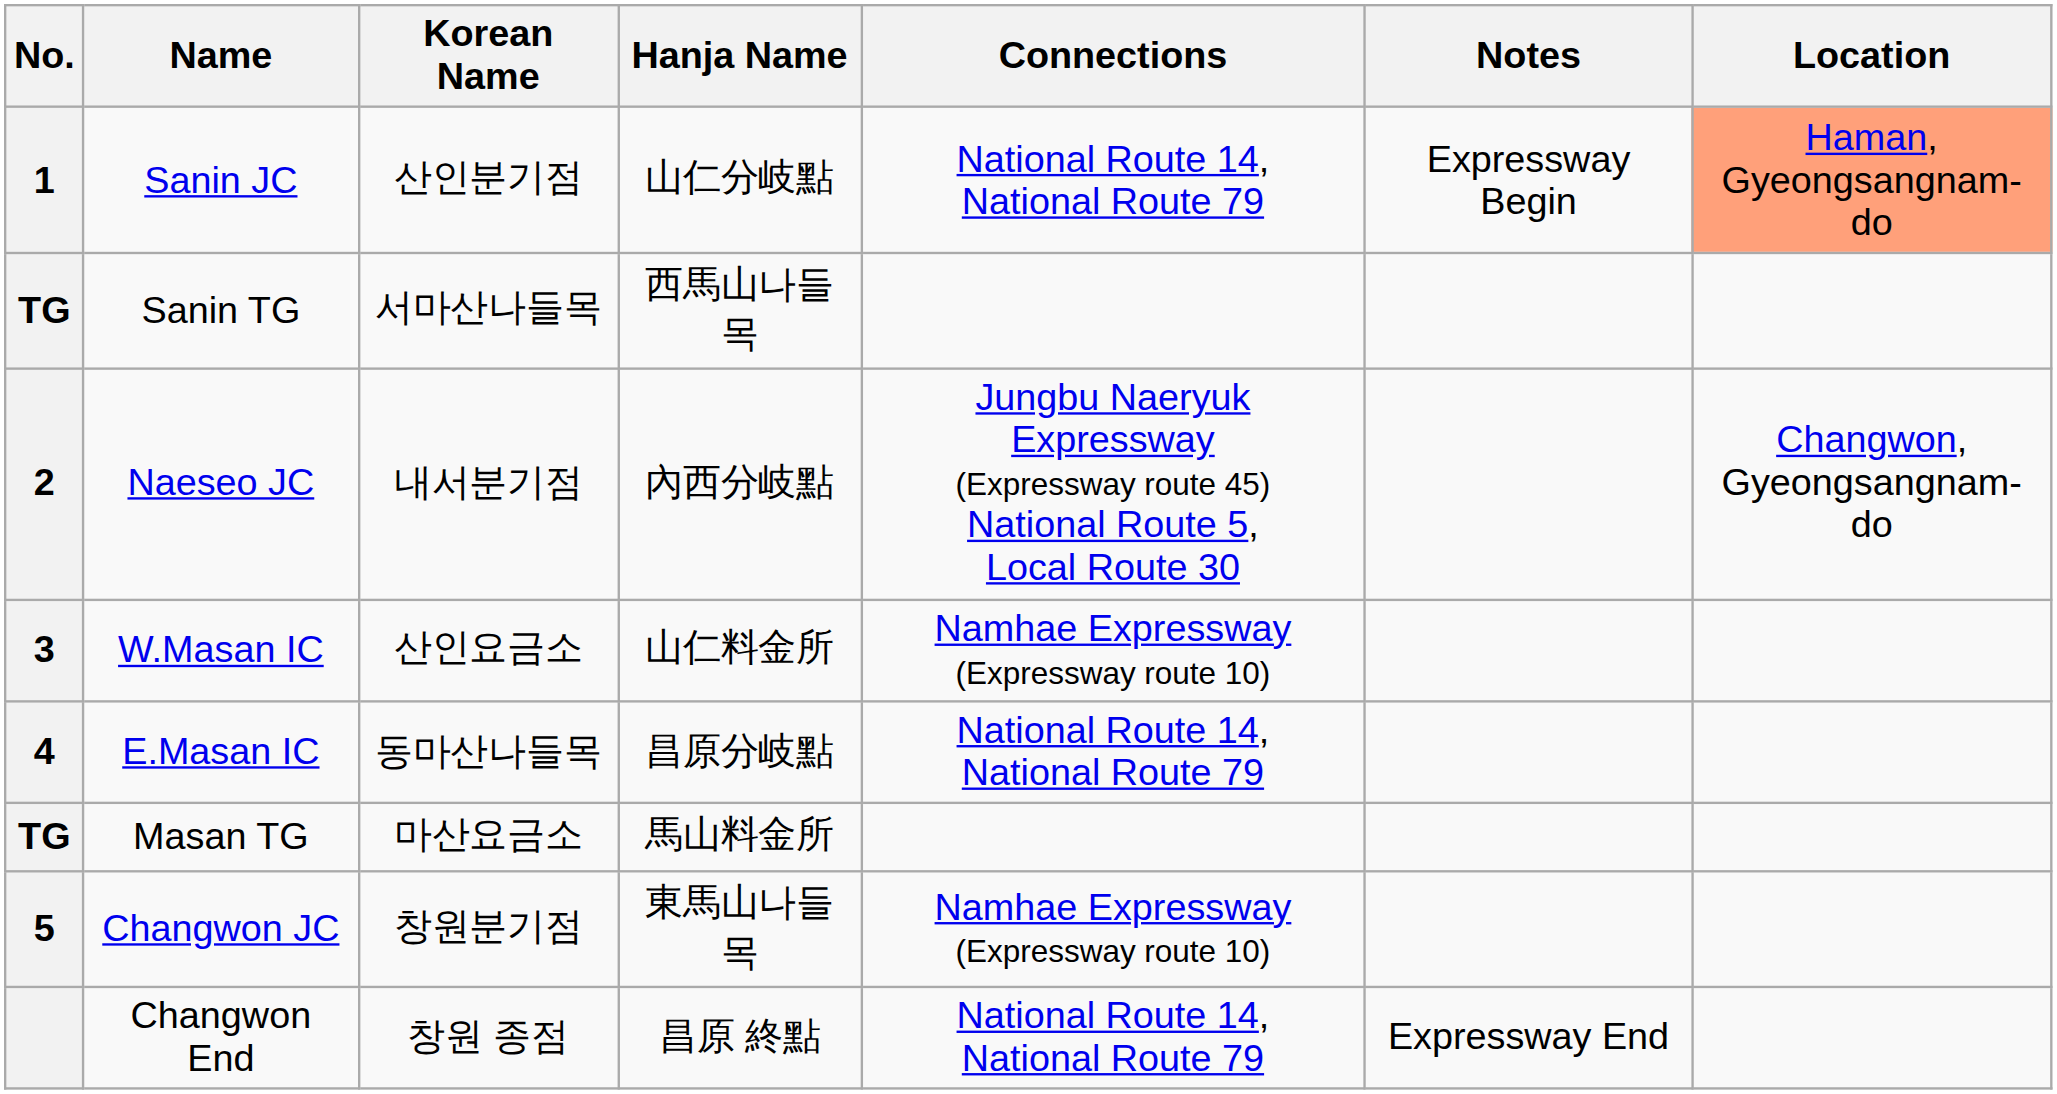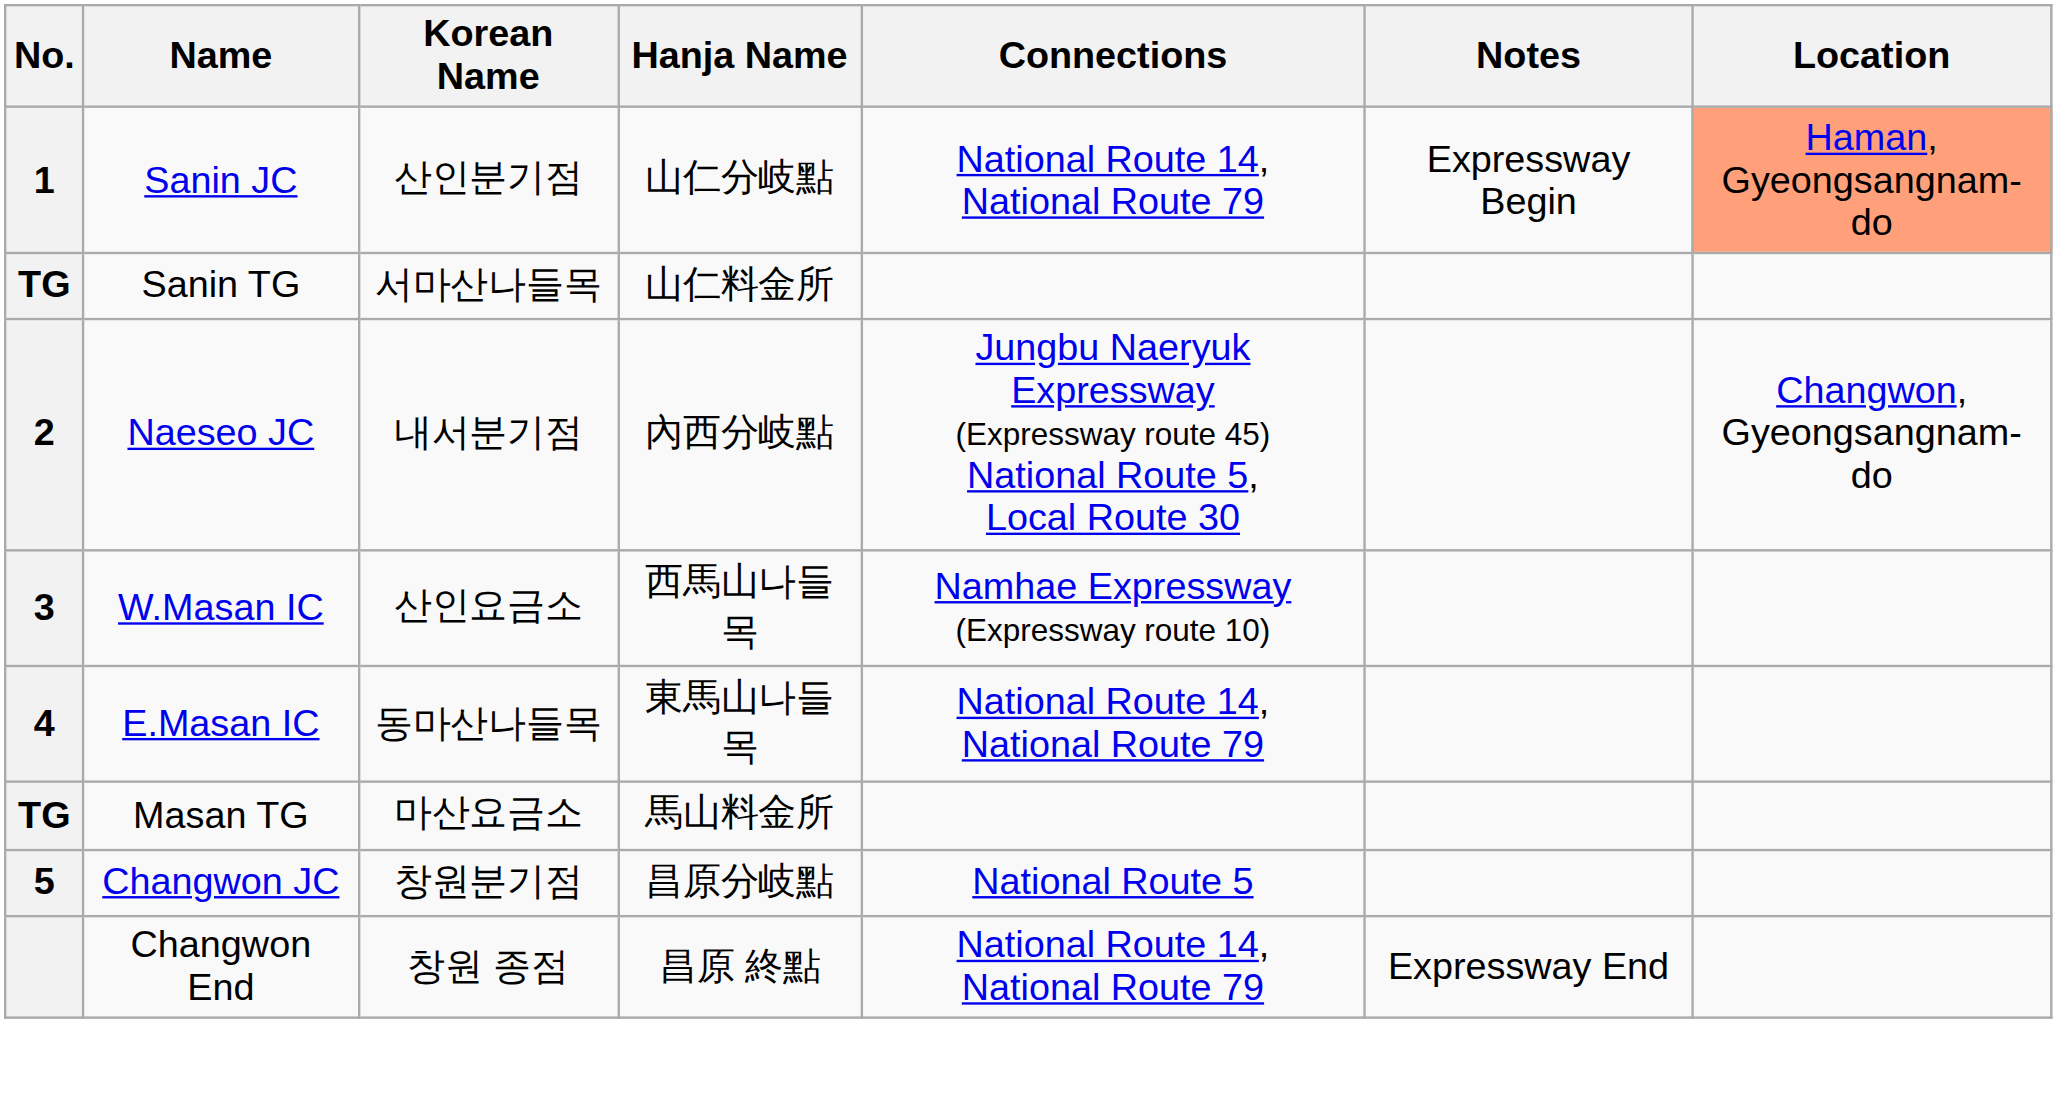(740, 308) 西馬山나들목 -> (740, 284) 山仁料金所
(740, 648) 山仁料金所 -> (740, 605) 西馬山나들목
(740, 750) 昌原分岐點 -> (740, 722) 東馬山나들목
(740, 926) 東馬山나들목 -> (740, 880) 昌原分岐點
(1113, 927) Namhae Expressway (Expressway route 10) -> (1113, 881) National Route 5
